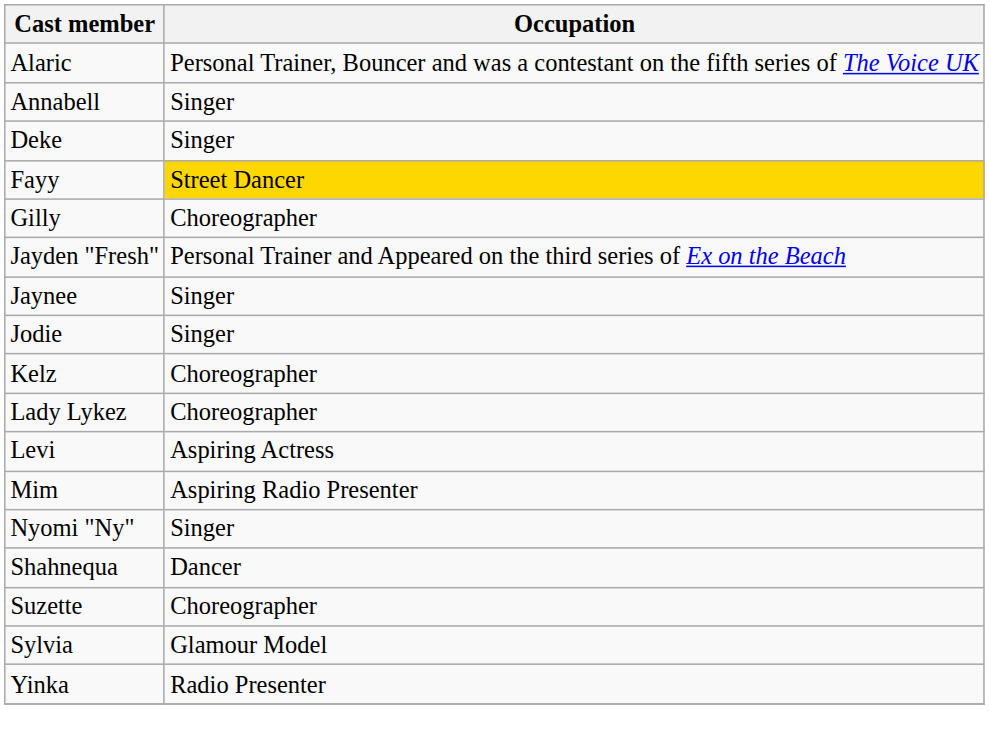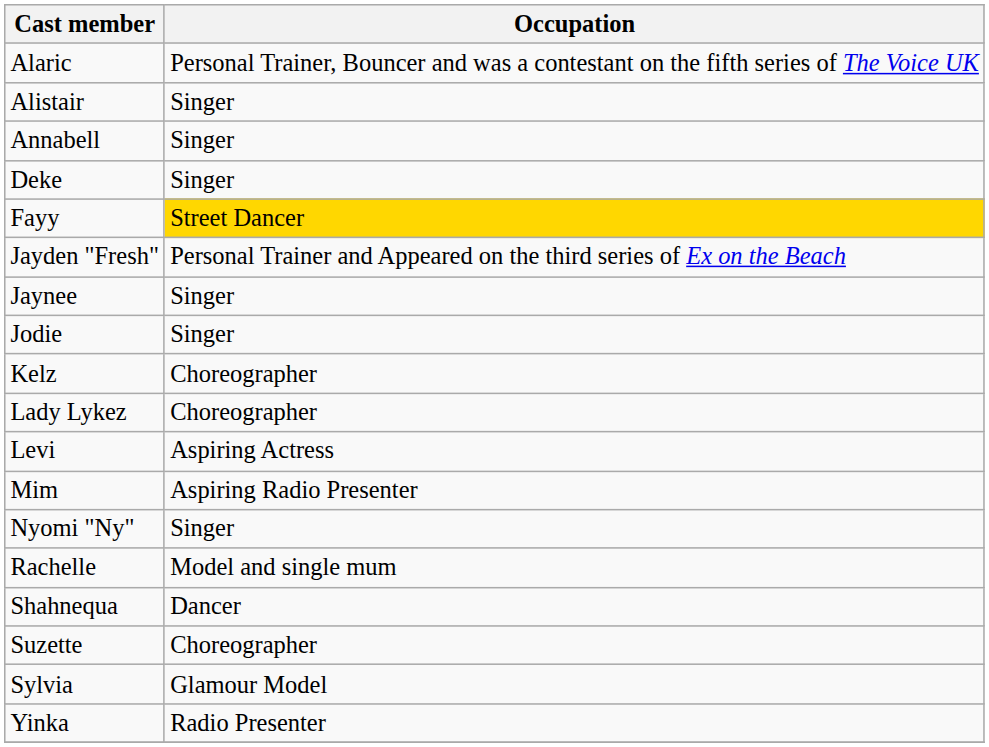+ row: (47, 101)
- row: (36, 218)
+ row: (53, 567)
